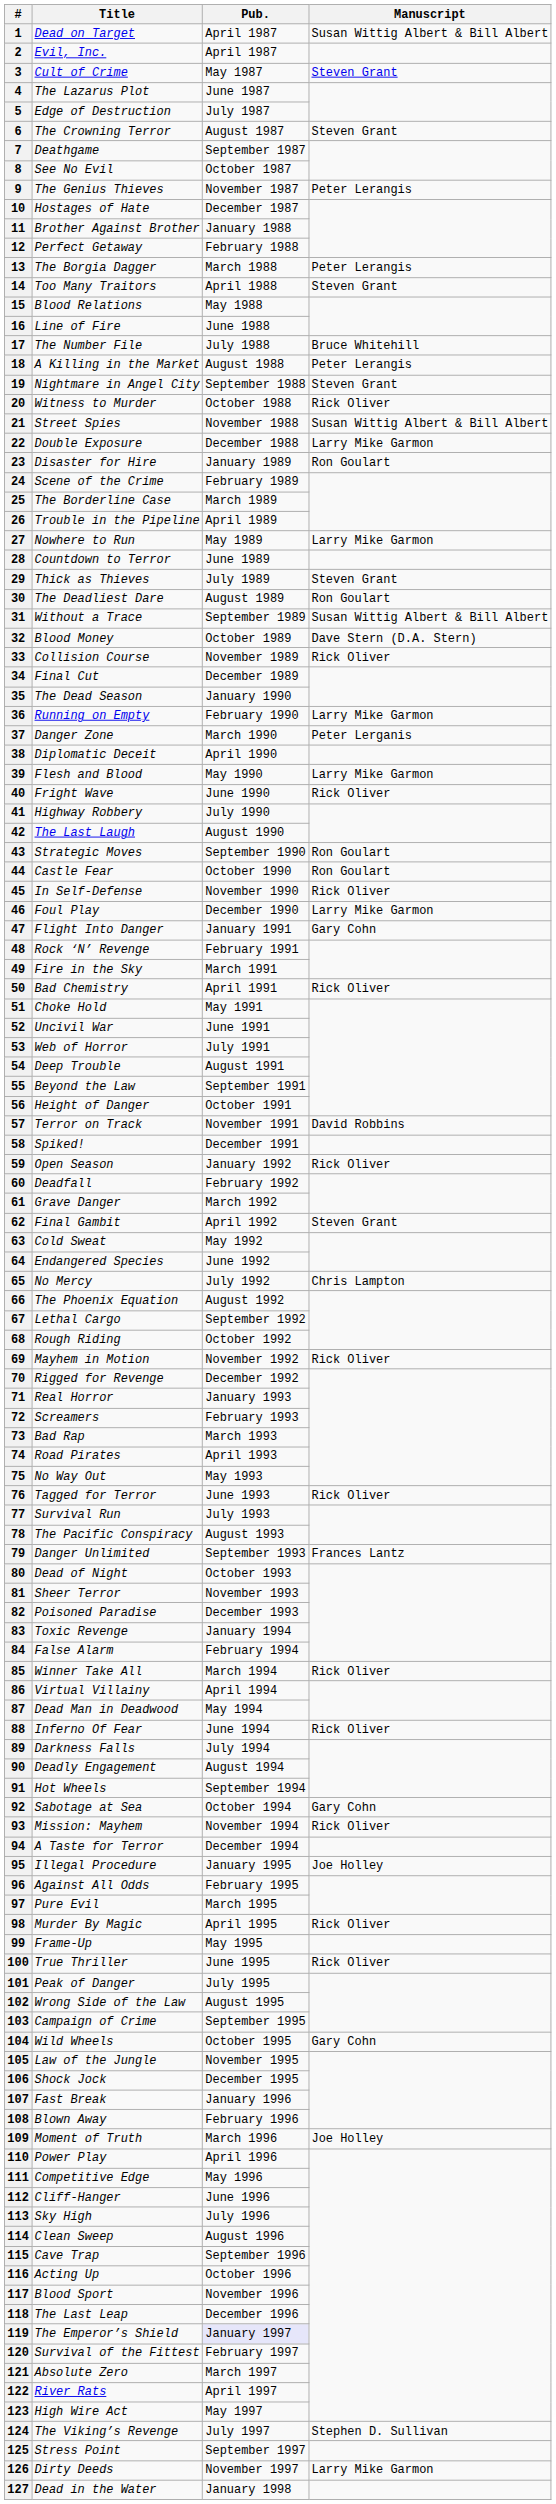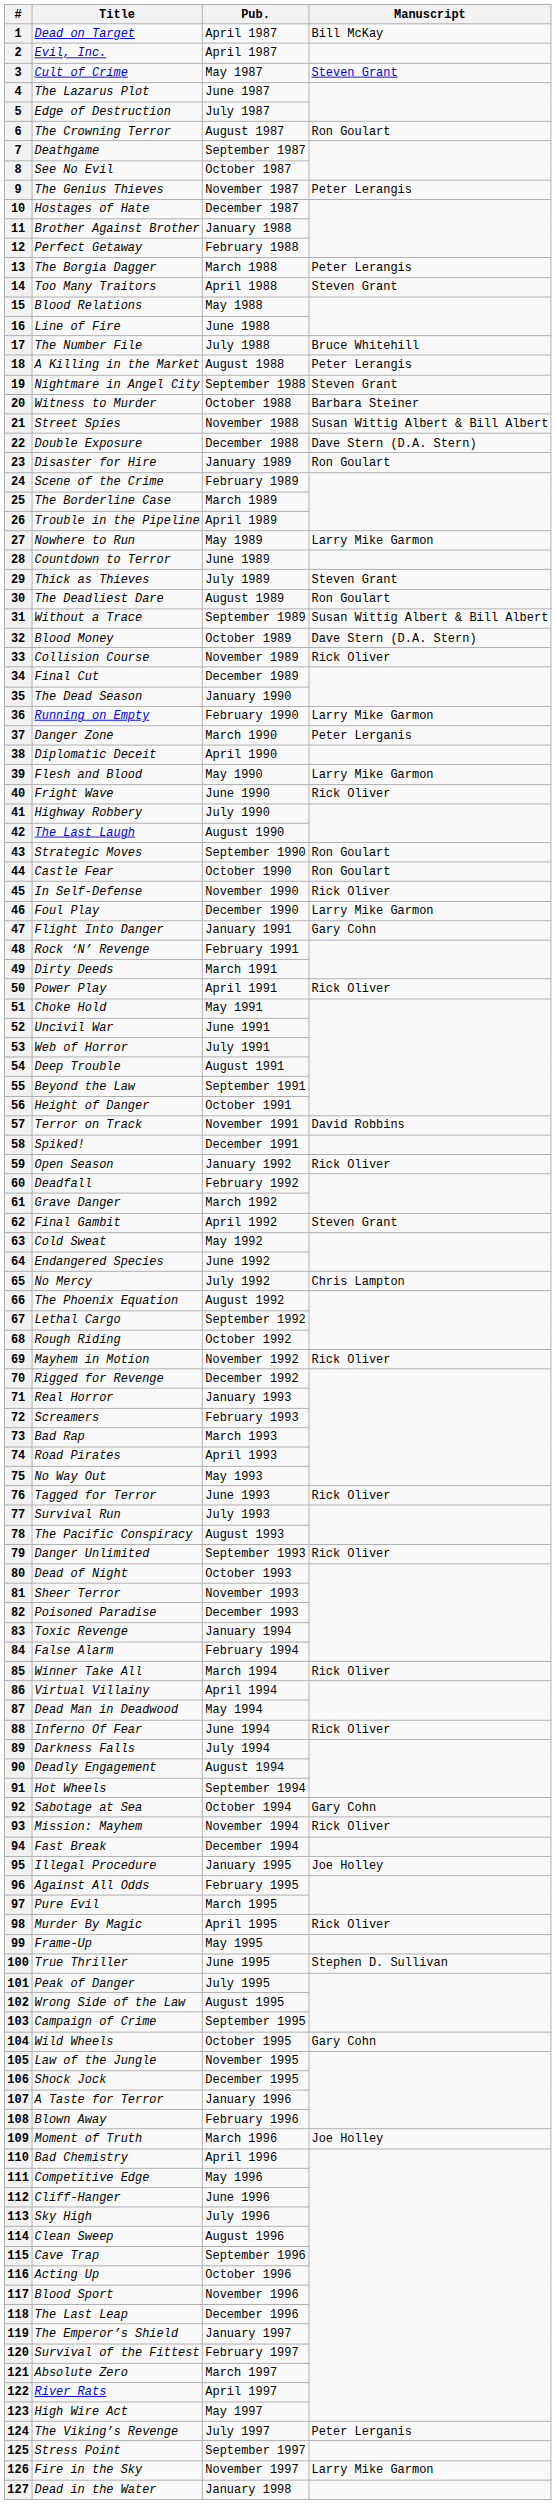(430, 34) Susan Wittig Albert & Bill Albert -> (347, 34) Bill McKay
(355, 131) Steven Grant -> (351, 131) Ron Goulart
(351, 404) Rick Oliver -> (365, 404) Barbara Steiner
(372, 443) Larry Mike Garmon -> (394, 443) Dave Stern (D.A. Stern)
(88, 969) Fire in the Sky -> (74, 969) Dirty Deeds
(81, 989) Bad Chemistry -> (70, 989) Power Play
(358, 1554) Frances Lantz -> (351, 1554) Rick Oliver
(99, 1847) A Taste for Terror -> (70, 1847) Fast Break
(351, 1963) Rick Oliver -> (380, 1963) Stephen D. Sullivan
(70, 2100) Fast Break -> (99, 2100) A Taste for Terror
(70, 2158) Power Play -> (81, 2158) Bad Chemistry
(248, 2334) lavender background -> (248, 2334) no background
(380, 2431) Stephen D. Sullivan -> (362, 2431) Peter Lerganis
(74, 2470) Dirty Deeds -> (88, 2470) Fire in the Sky
